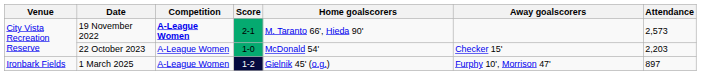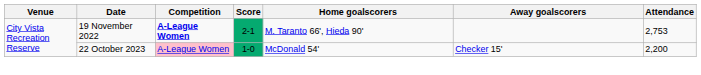(656, 31) 2,573 -> (656, 31) 2,753
(193, 50) no background -> (193, 50) pink background
(656, 50) 2,203 -> (656, 50) 2,200
- row: (106, 64)
